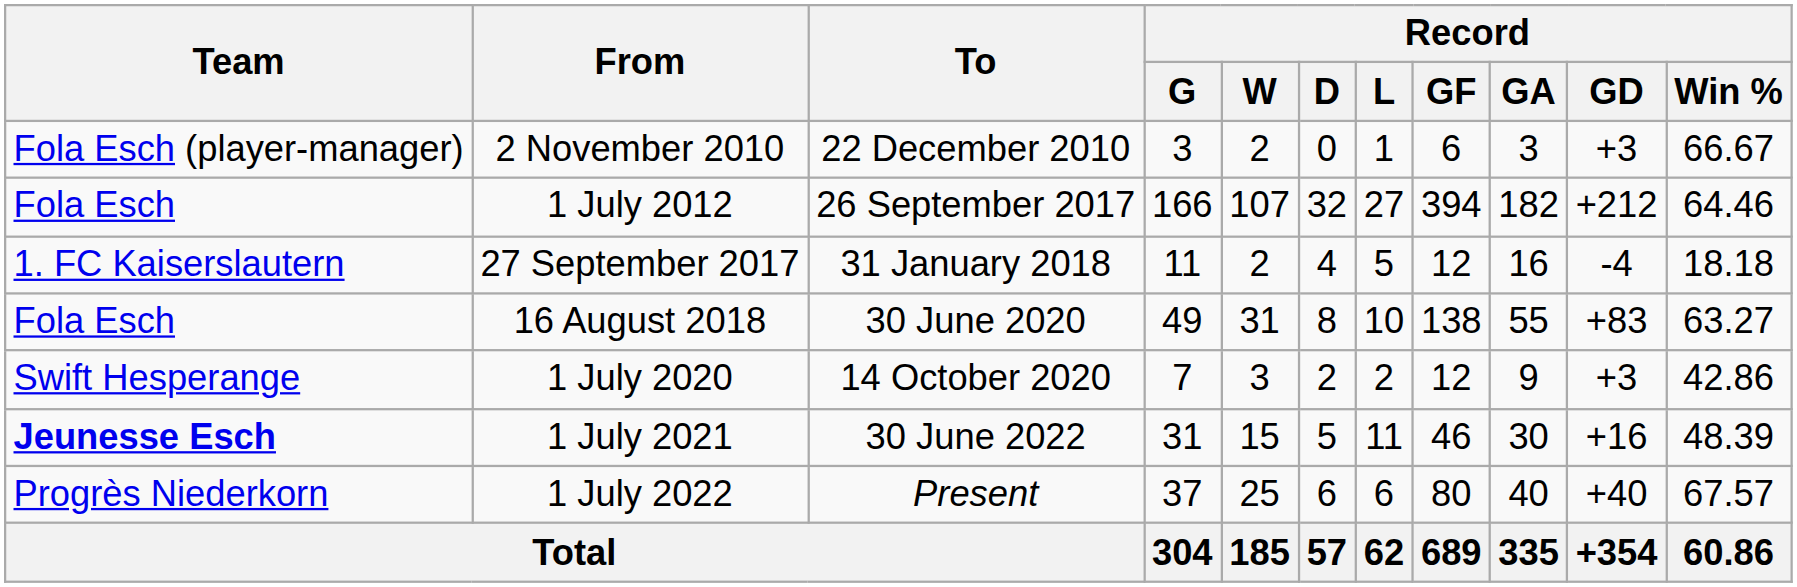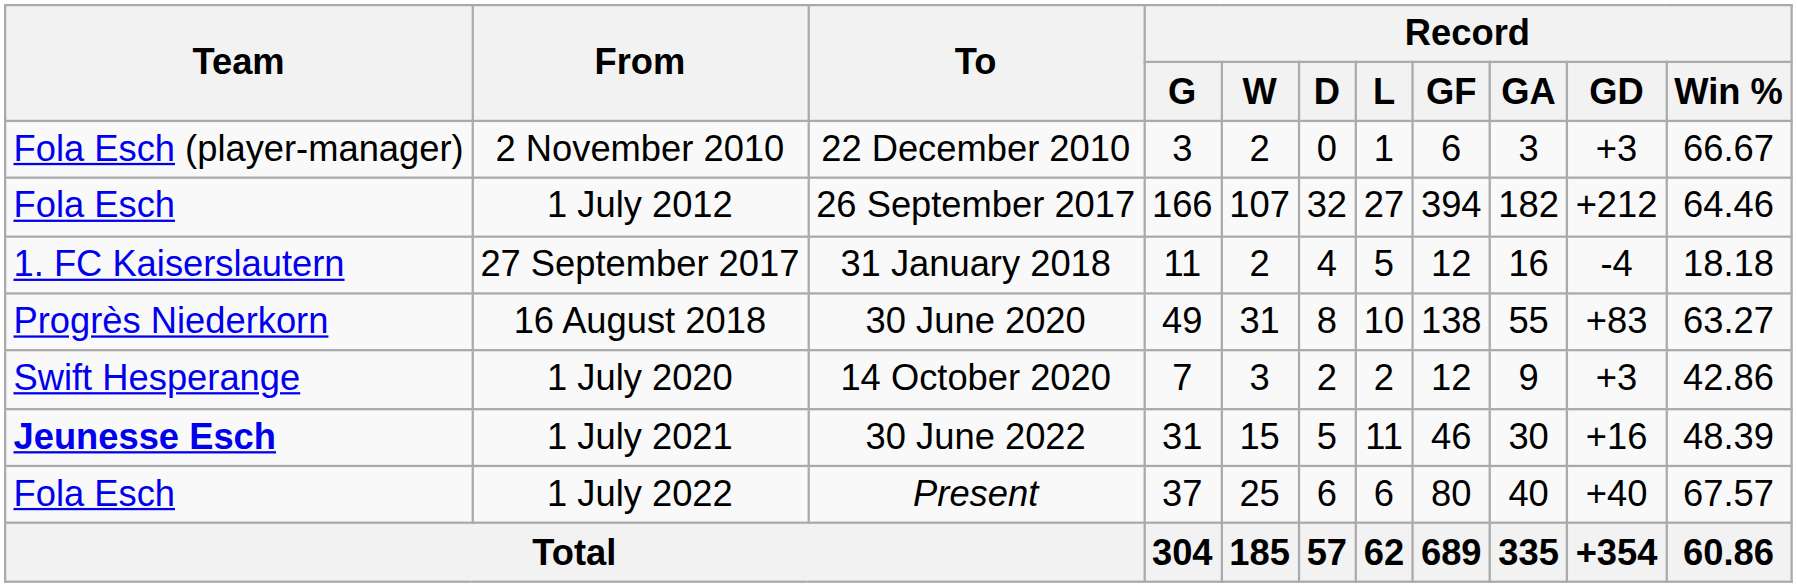(94, 321) Fola Esch -> (171, 321) Progrès Niederkorn
(171, 494) Progrès Niederkorn -> (94, 494) Fola Esch
